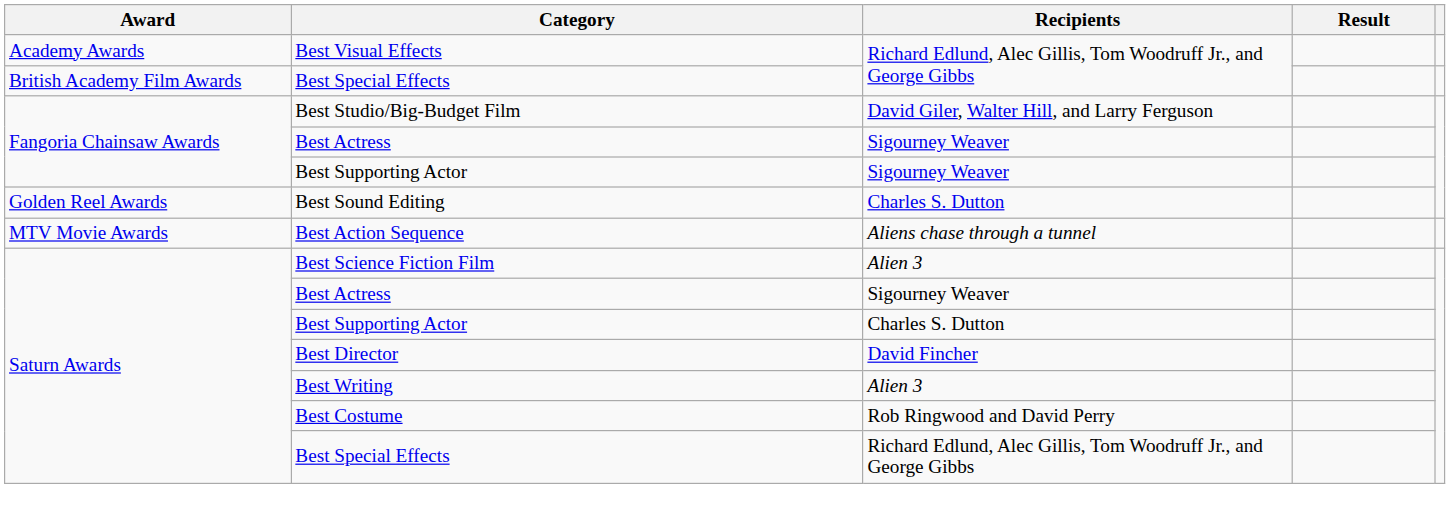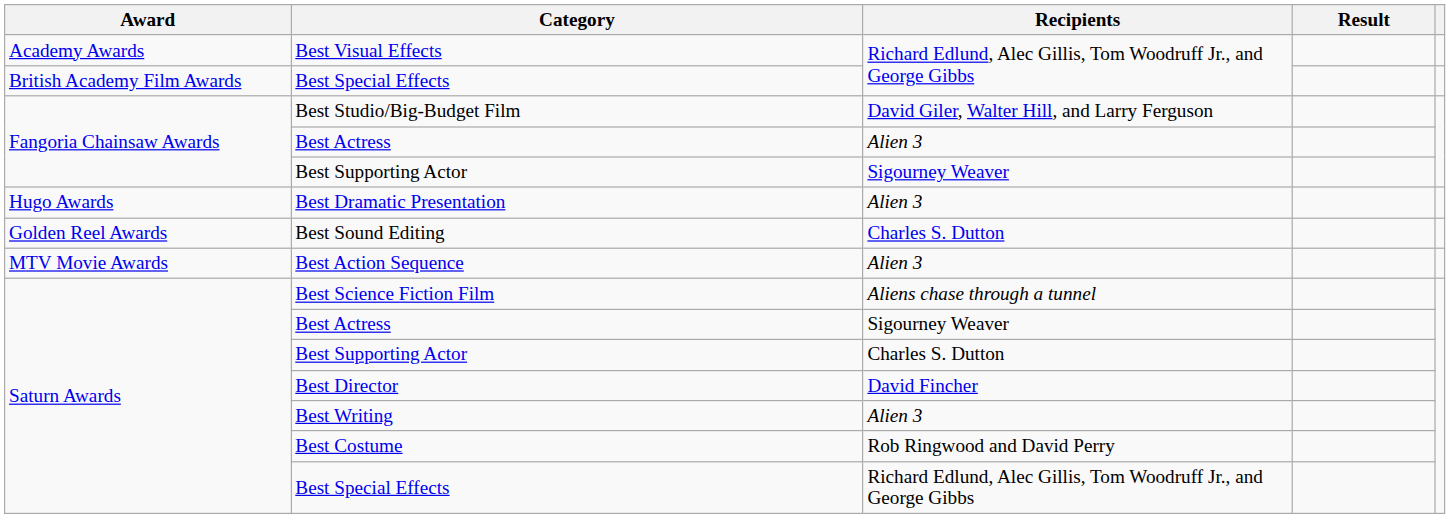(938, 141) Sigourney Weaver -> (895, 141) Alien 3
+ row: (61, 202)
(982, 232) Aliens chase through a tunnel -> (895, 263) Alien 3
(895, 263) Alien 3 -> (982, 293) Aliens chase through a tunnel
